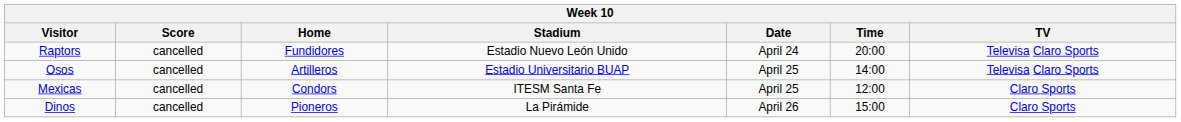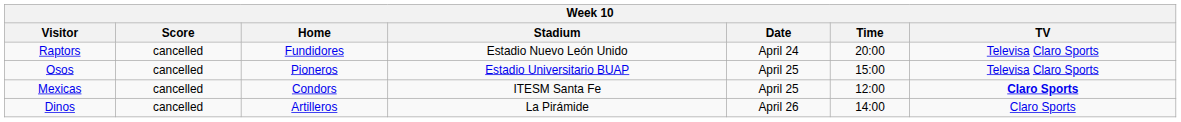(314, 70) Artilleros -> (314, 70) Pioneros
(870, 70) 14:00 -> (870, 70) 15:00
(1043, 88) normal -> (1043, 88) bold
(314, 107) Pioneros -> (314, 107) Artilleros
(870, 107) 15:00 -> (870, 107) 14:00
